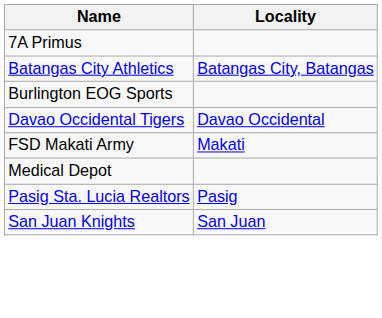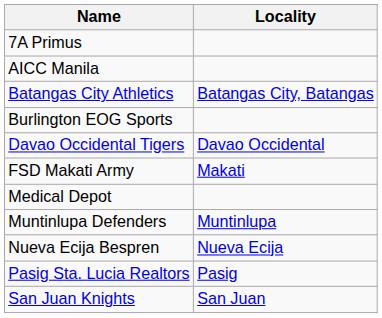+ row: (54, 68)
+ row: (87, 222)
+ row: (84, 247)
